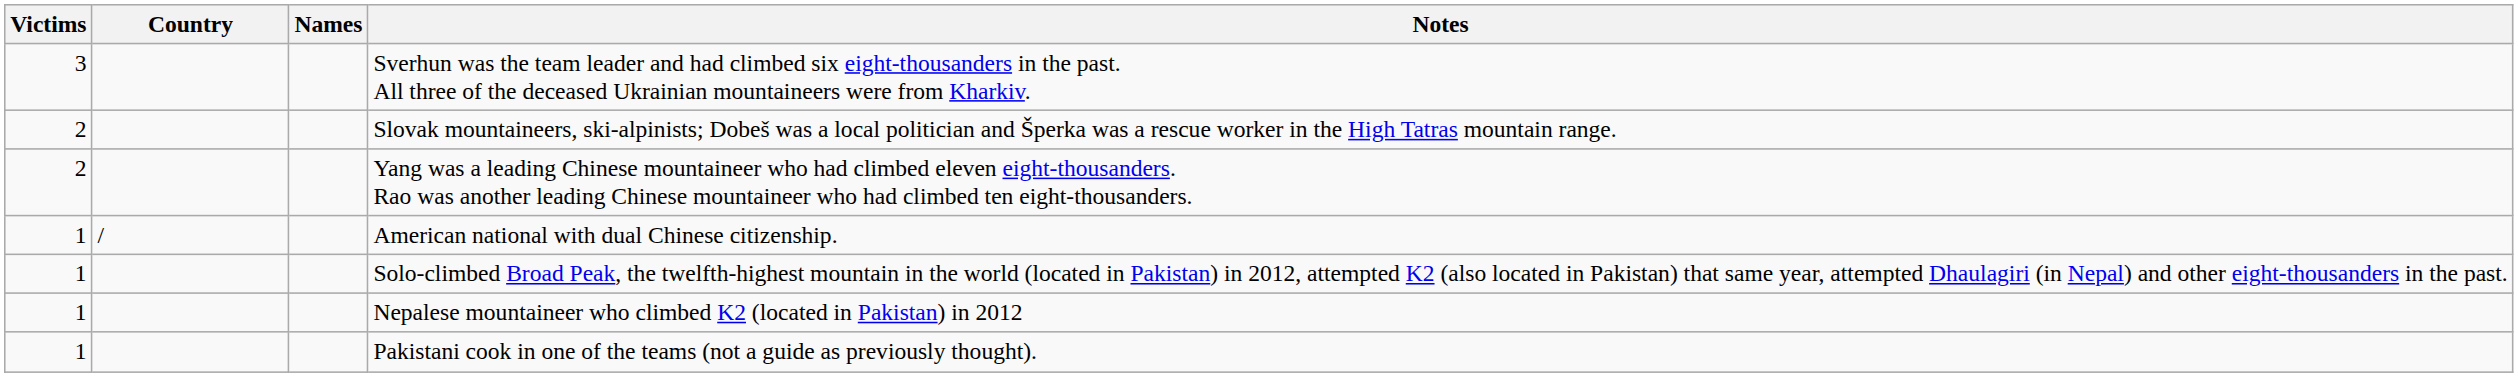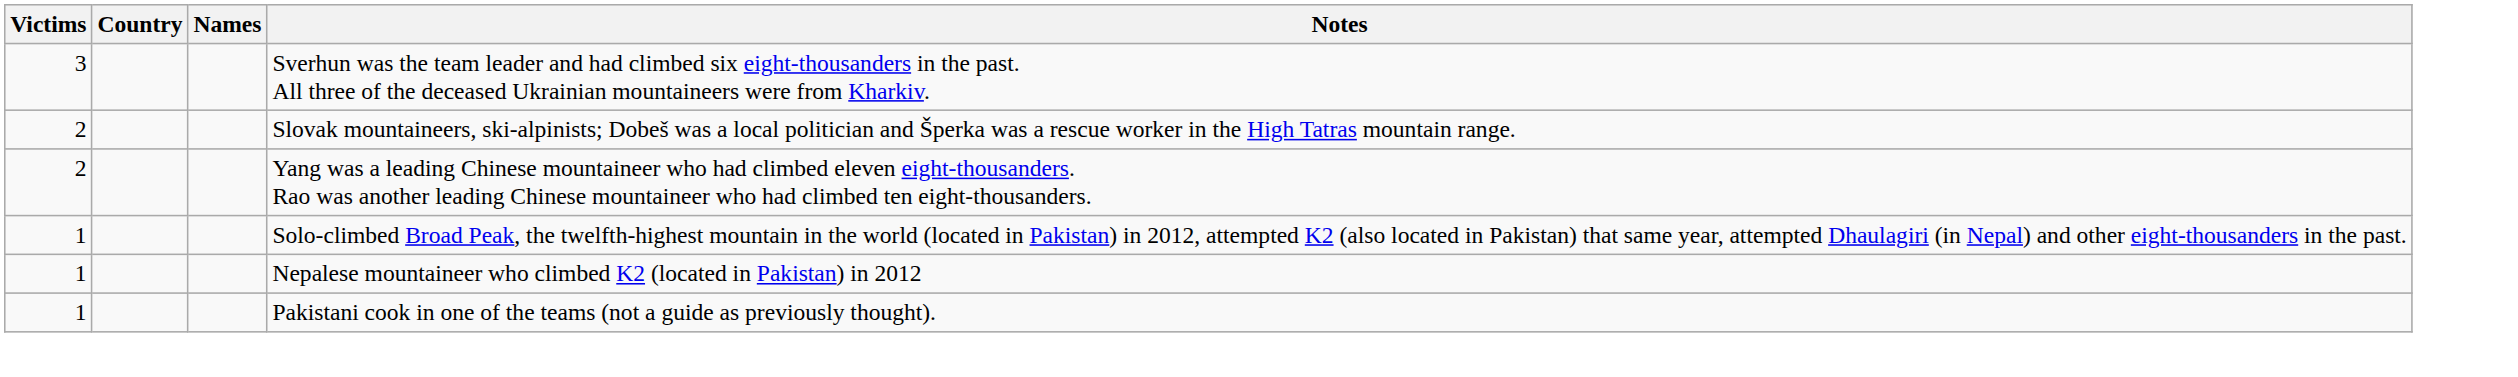- row: (605, 235)
